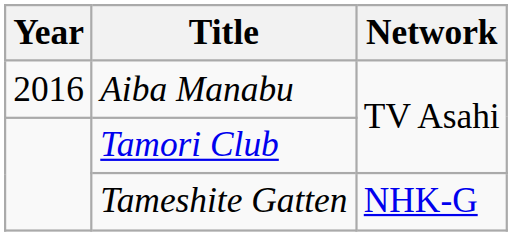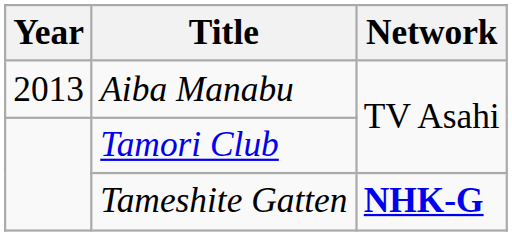(49, 88) 2016 -> (49, 88) 2013
(421, 200) normal -> (424, 200) bold
